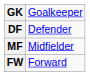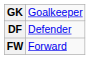- row: (15, 46)
